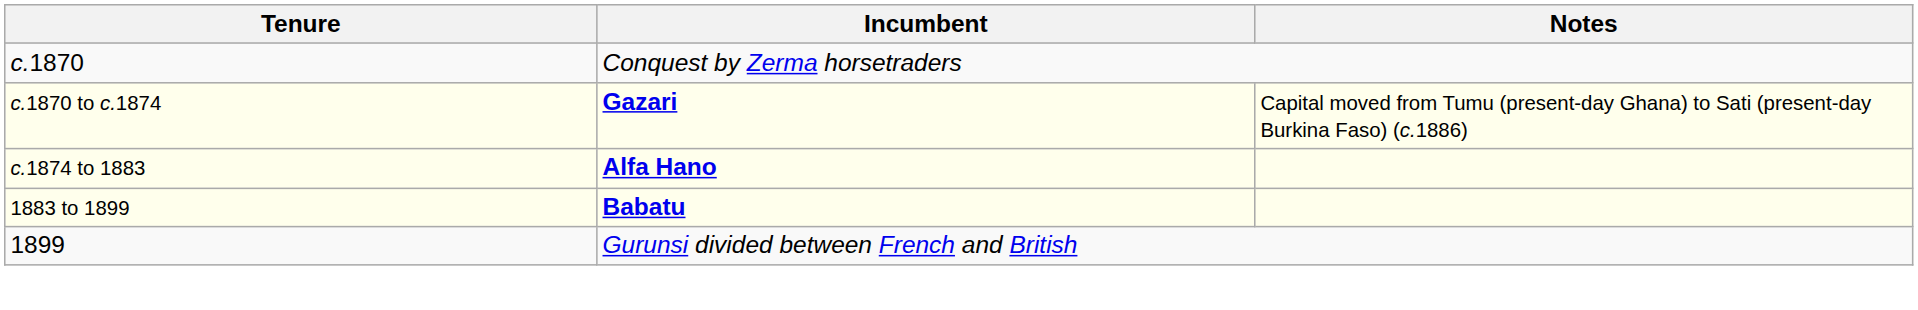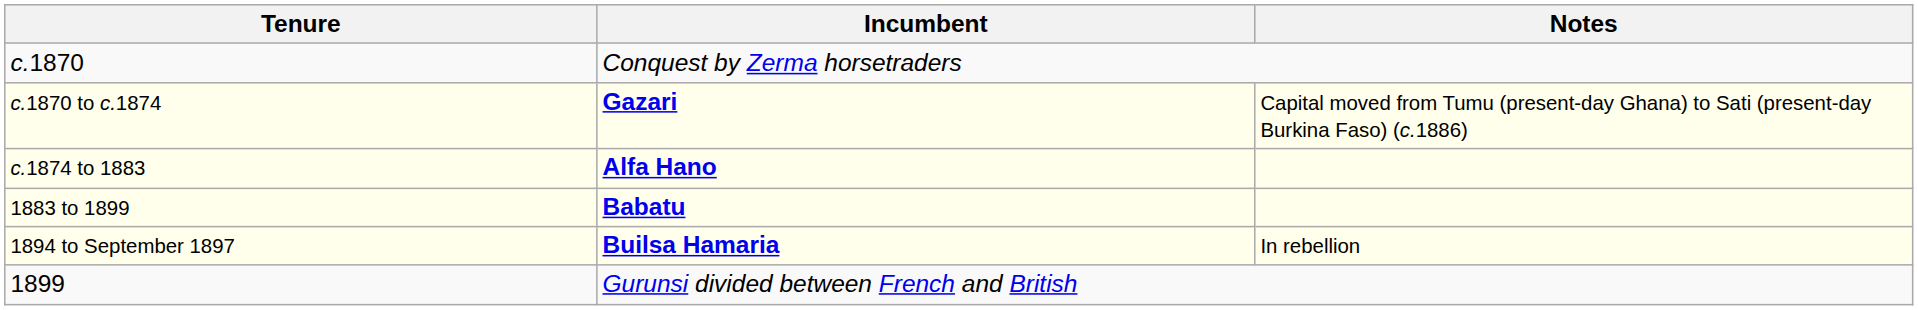+ row: (123, 247)
